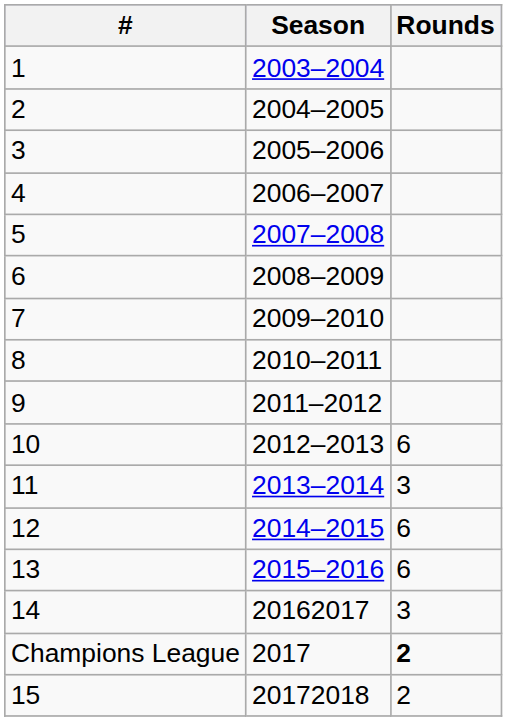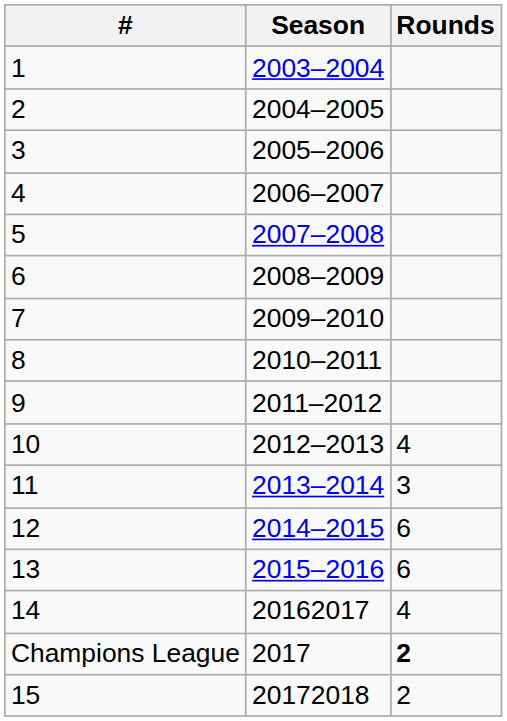(404, 444) 6 -> (404, 444) 4
(404, 611) 3 -> (404, 611) 4
